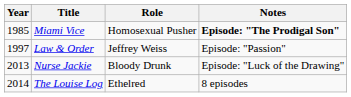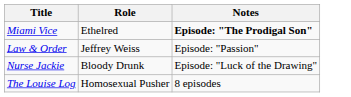- column: (18, 13)
(152, 30) Homosexual Pusher -> (99, 30) Ethelred
(127, 83) Ethelred -> (125, 83) Homosexual Pusher
